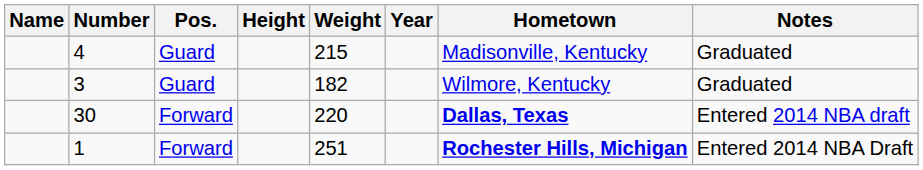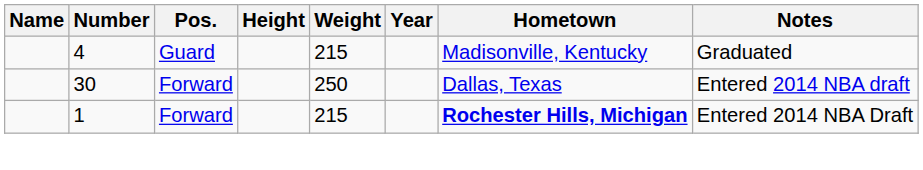- row: (79, 84)
(331, 116) 220 -> (331, 84) 250
(505, 116) bold -> (502, 84) normal
(331, 148) 251 -> (331, 116) 215
